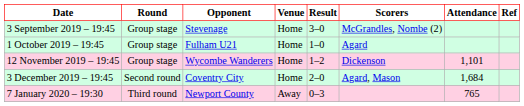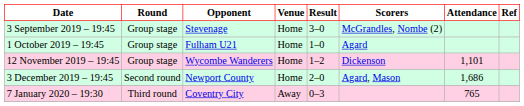(215, 77) Coventry City -> (220, 77) Newport County
(472, 77) 1,684 -> (472, 77) 1,686
(220, 93) Newport County -> (215, 93) Coventry City
